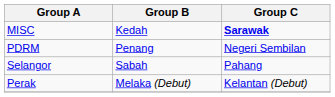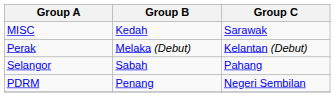(246, 30) bold -> (246, 30) normal
rows swapped: (21, 83) <-> (23, 48)
